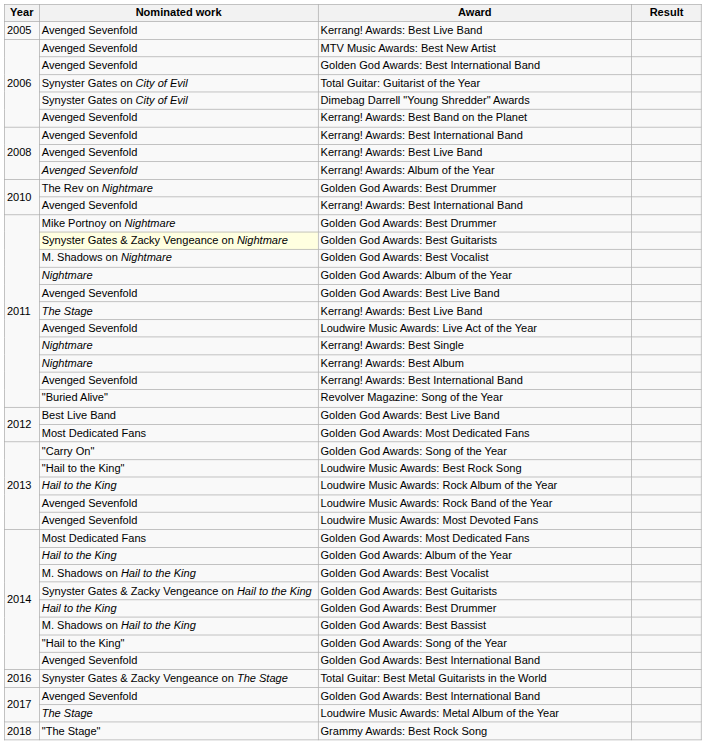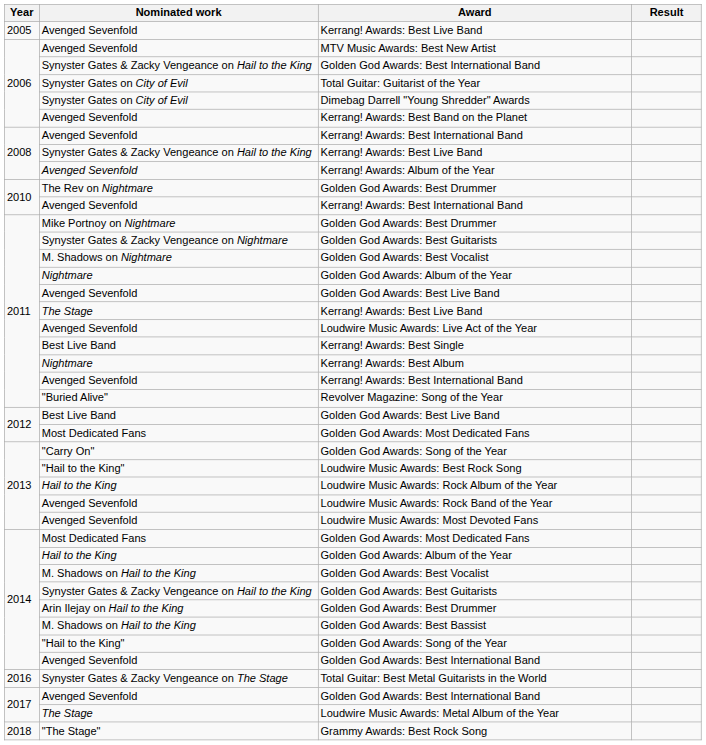(90, 65) Avenged Sevenfold -> (177, 65) Synyster Gates & Zacky Vengeance on Hail to the King
(90, 153) Avenged Sevenfold -> (177, 153) Synyster Gates & Zacky Vengeance on Hail to the King
(165, 240) lightyellow background -> (165, 240) no background
(67, 345) Nightmare -> (79, 345) Best Live Band
(79, 608) Hail to the King -> (113, 608) Arin Ilejay on Hail to the King
